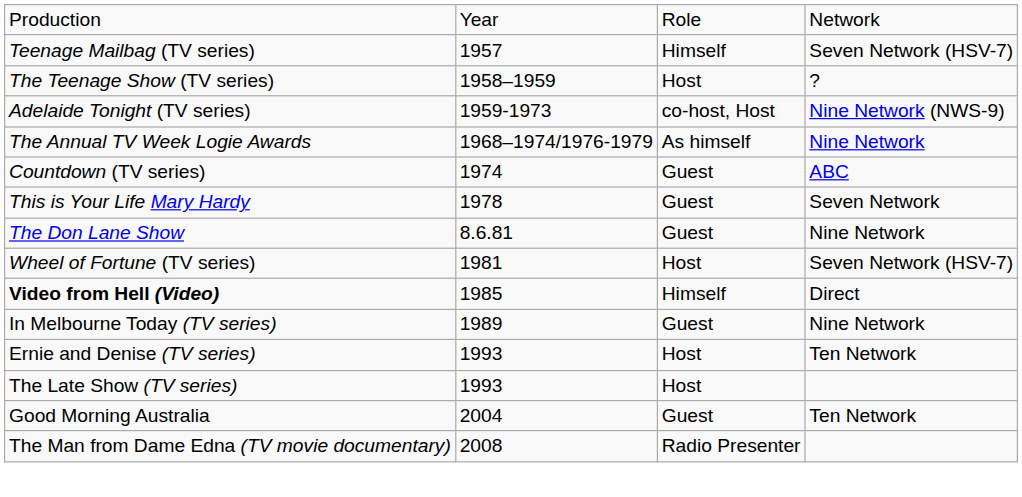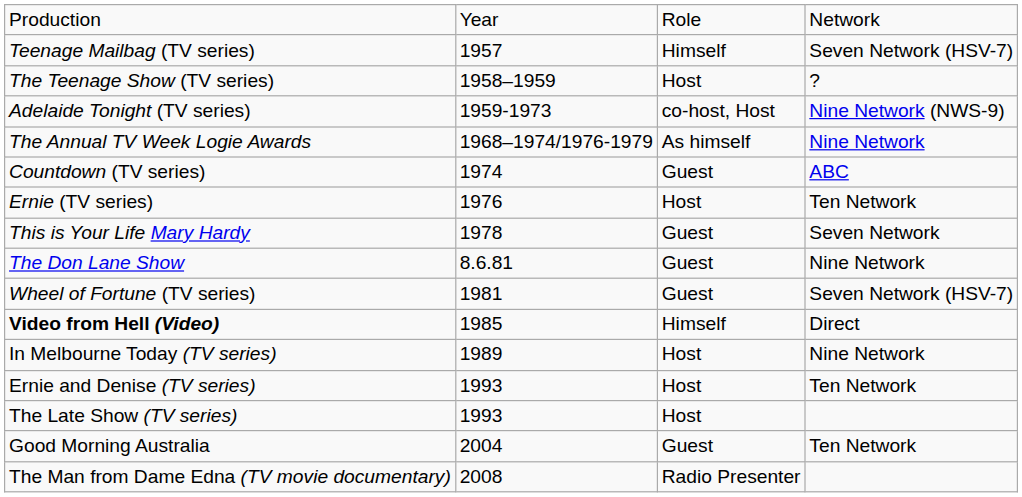+ row: (81, 202)
(681, 263) Host -> (687, 293) Guest
(687, 324) Guest -> (681, 354) Host
